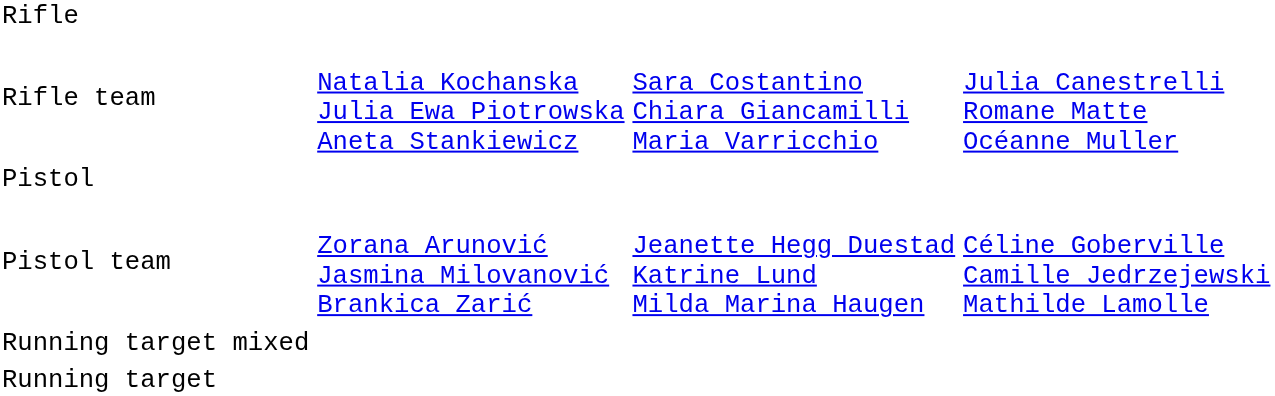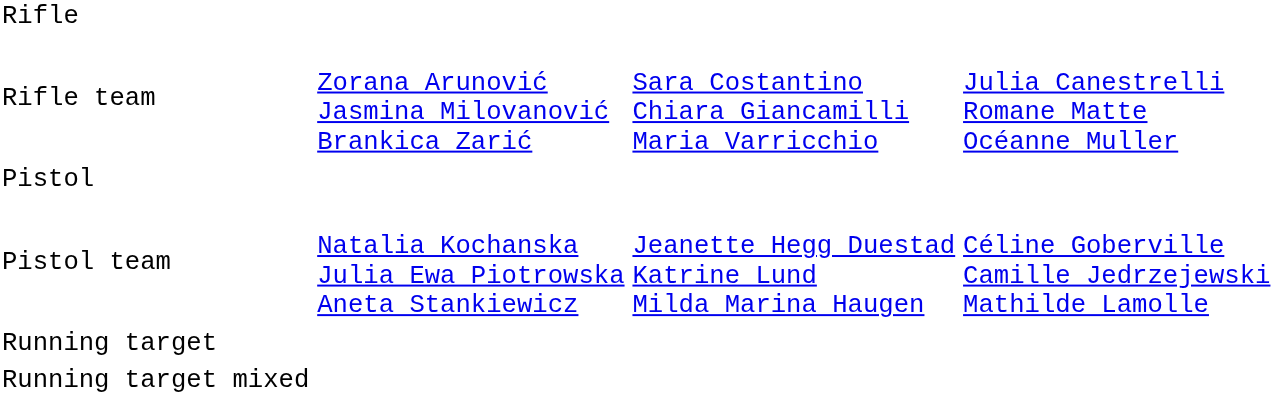(471, 112) Natalia Kochanska Julia Ewa Piotrowska Aneta Stankiewicz -> (463, 112) Zorana Arunović Jasmina Milovanović Brankica Zarić
(463, 276) Zorana Arunović Jasmina Milovanović Brankica Zarić -> (471, 276) Natalia Kochanska Julia Ewa Piotrowska Aneta Stankiewicz
rows swapped: (109, 380) <-> (156, 343)
